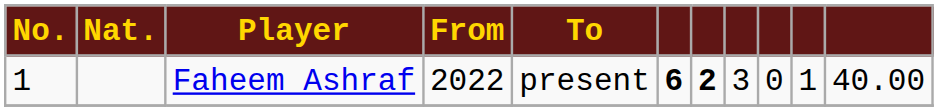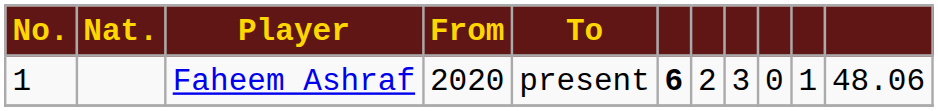(467, 81) 2022 -> (467, 81) 2020
(707, 81) bold -> (707, 81) normal
(879, 81) 40.00 -> (879, 81) 48.06
